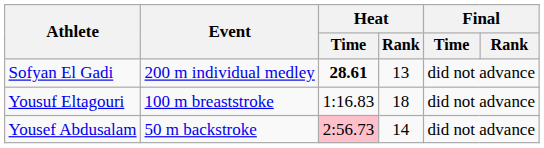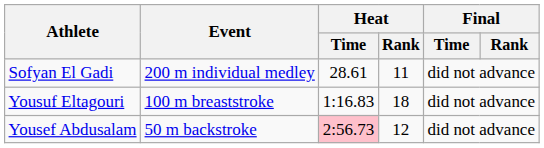(348, 73) bold -> (348, 73) normal
(401, 73) 13 -> (401, 73) 11
(401, 129) 14 -> (401, 129) 12
